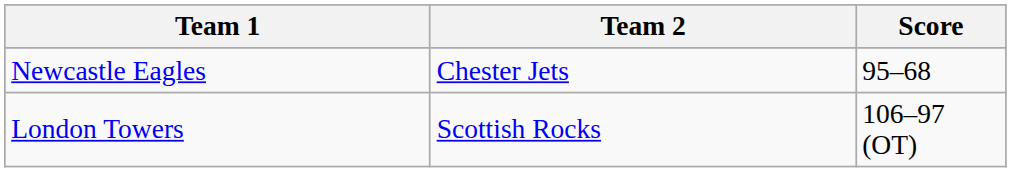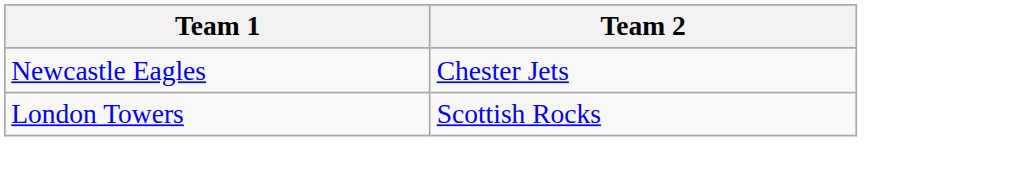- column: (931, 26)
